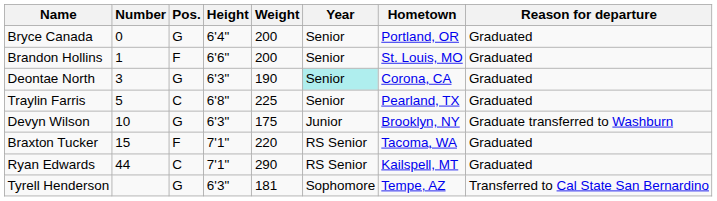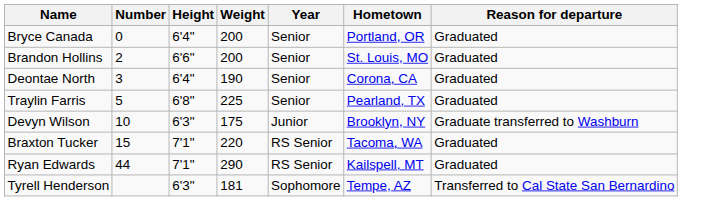- column: (186, 15)
(119, 57) 1 -> (119, 57) 2
(218, 79) 6'3" -> (183, 79) 6'4"
(325, 79) paleturquoise background -> (290, 79) no background
